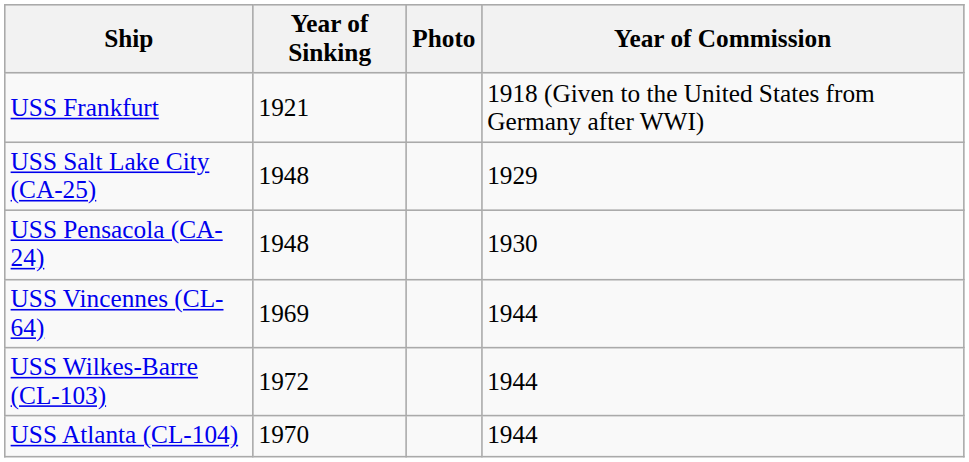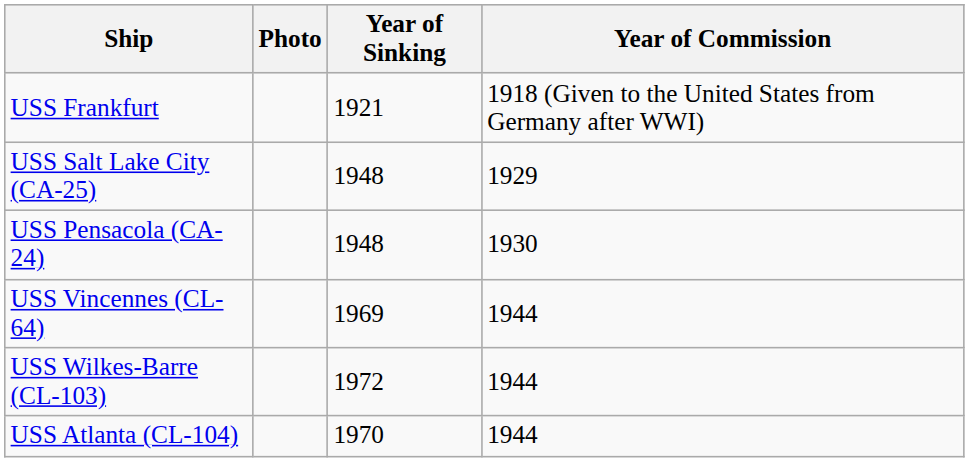columns swapped: (330, 38) <-> (444, 38)
